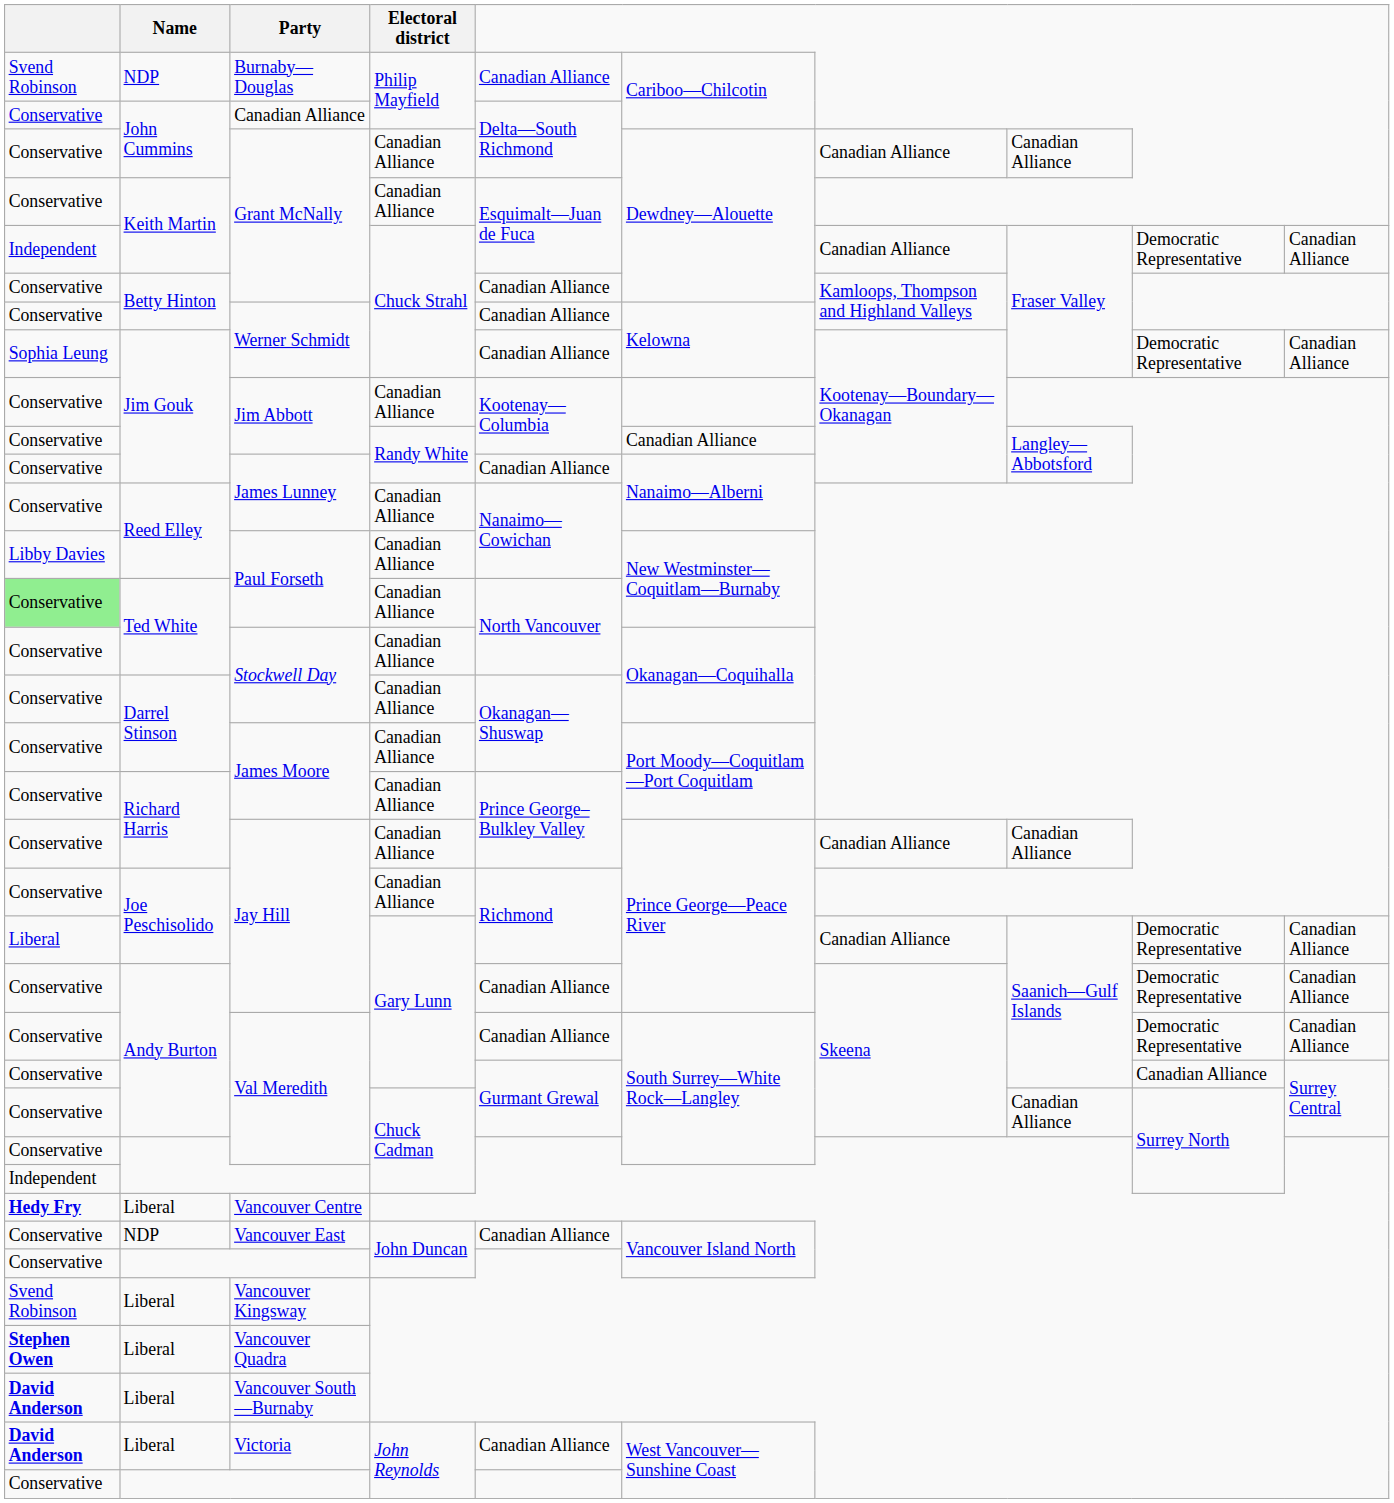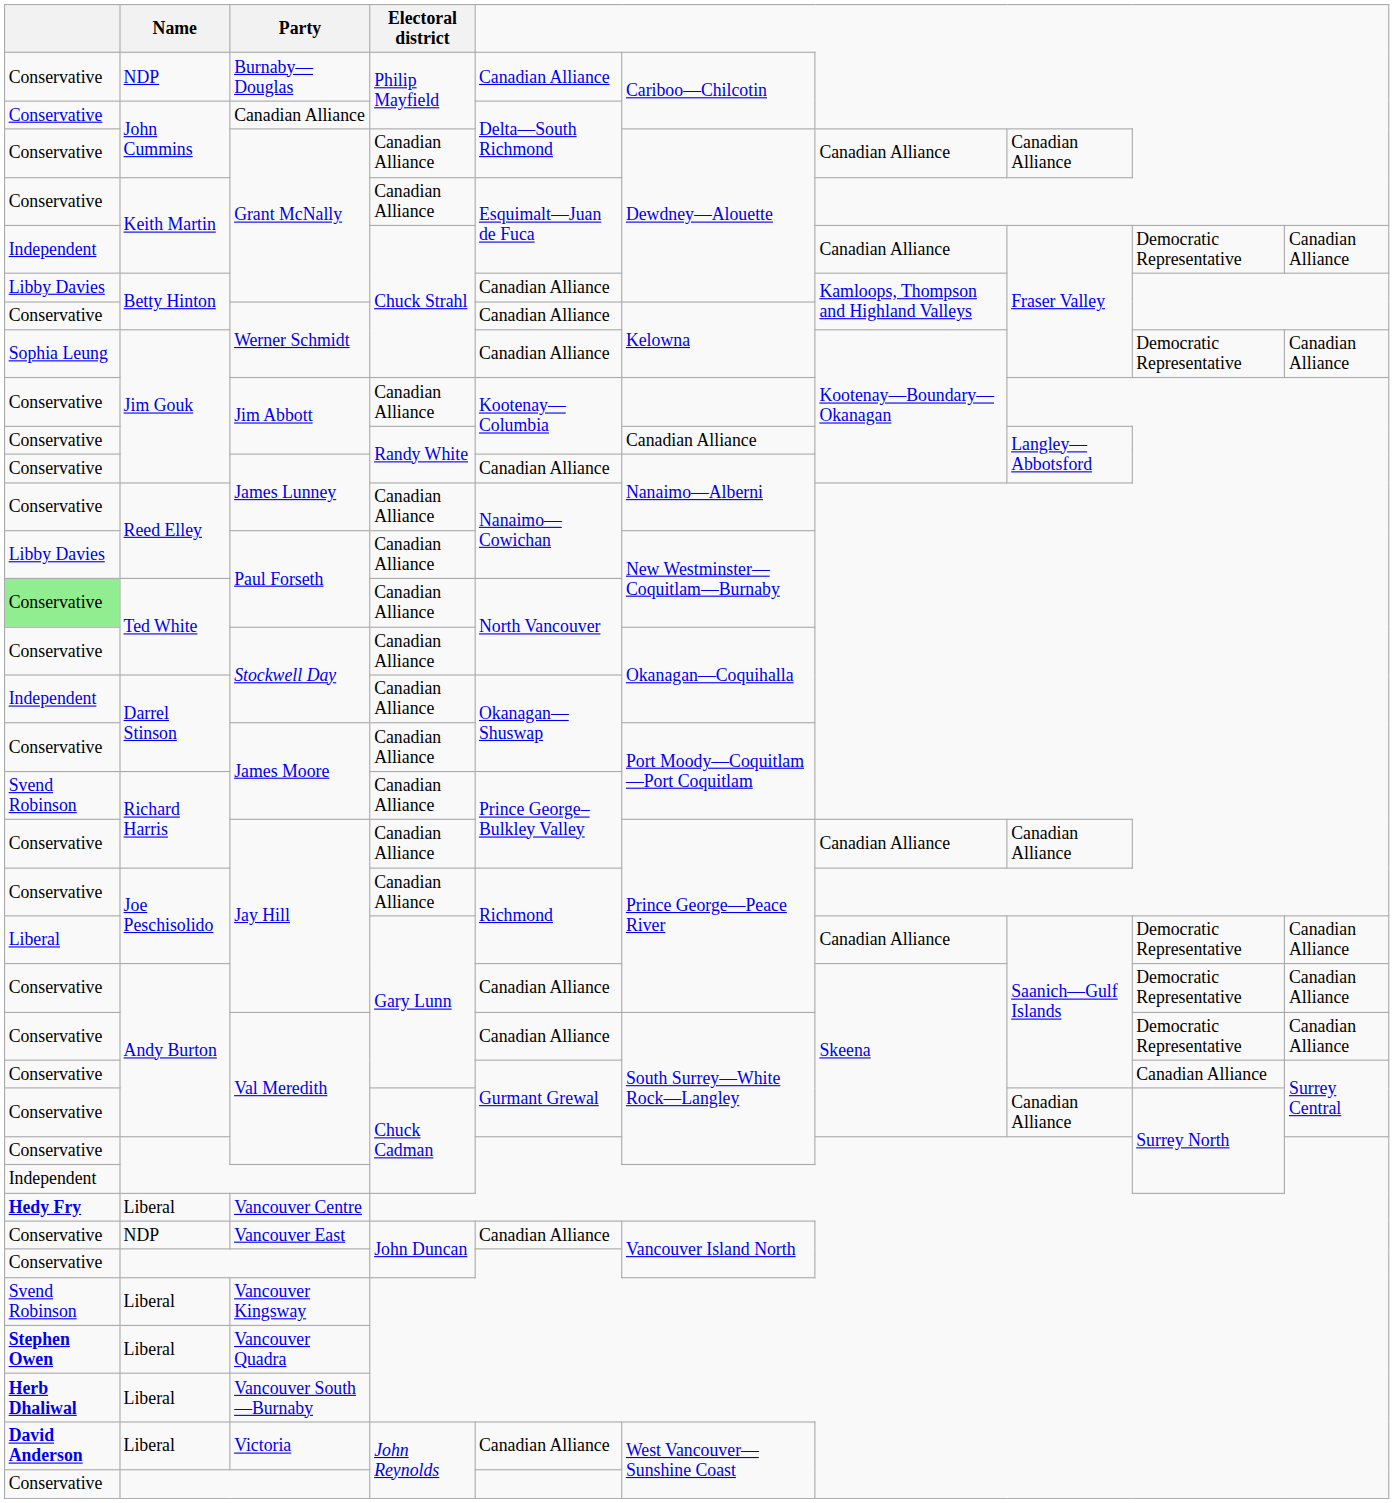(43, 76) Svend Robinson -> (56, 76) Conservative
(56, 287) Conservative -> (57, 287) Libby Davies
(56, 699) Conservative -> (53, 699) Independent
(56, 795) Conservative -> (43, 795) Svend Robinson
(46, 1397) David Anderson -> (43, 1397) Herb Dhaliwal
